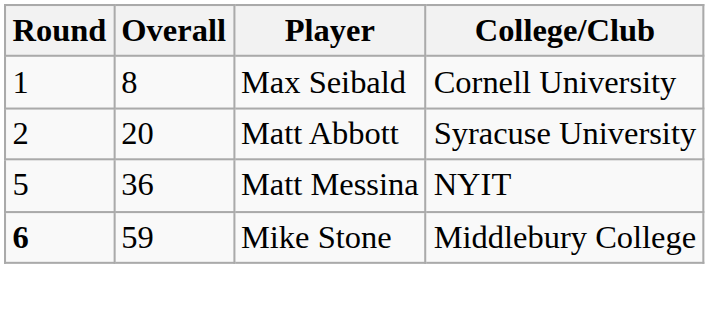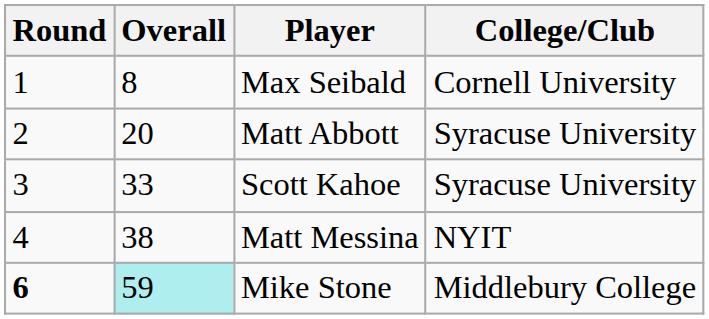+ row: (321, 184)
(21, 184) 5 -> (21, 236) 4
(138, 184) 36 -> (138, 236) 38
(138, 236) no background -> (138, 287) paleturquoise background
